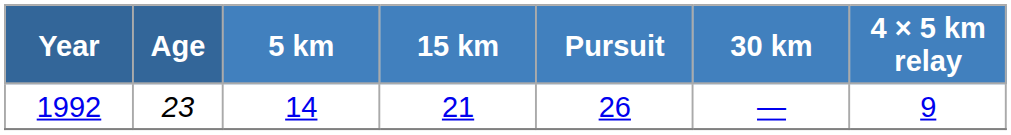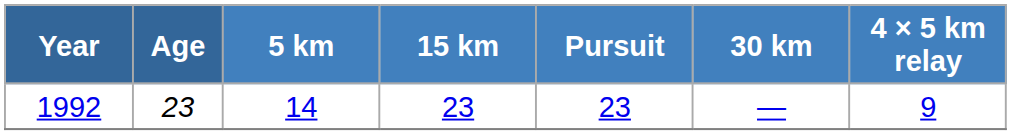(458, 107) 21 -> (458, 107) 23
(615, 107) 26 -> (615, 107) 23
